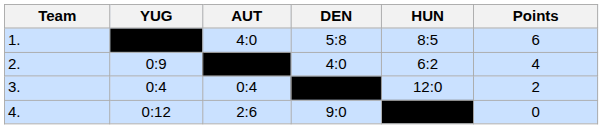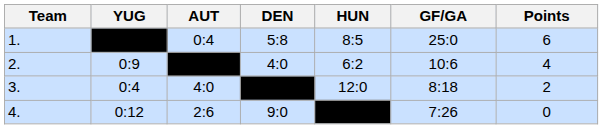+ column: (443, 16)
(247, 40) 4:0 -> (204, 40) 0:4
(247, 87) 0:4 -> (204, 87) 4:0
